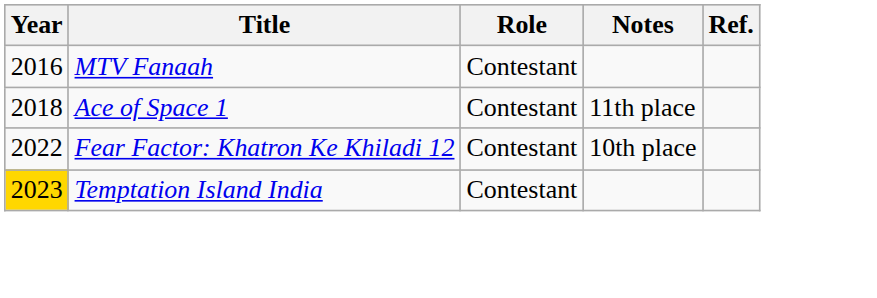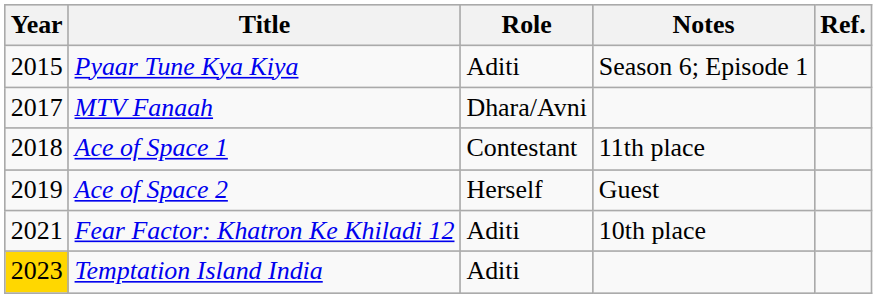+ row: (187, 66)
(37, 66) 2016 -> (37, 107) 2017
(522, 66) Contestant -> (527, 107) Dhara/Avni
+ row: (151, 189)
(37, 148) 2022 -> (37, 230) 2021
(522, 148) Contestant -> (493, 230) Aditi
(522, 189) Contestant -> (493, 271) Aditi
